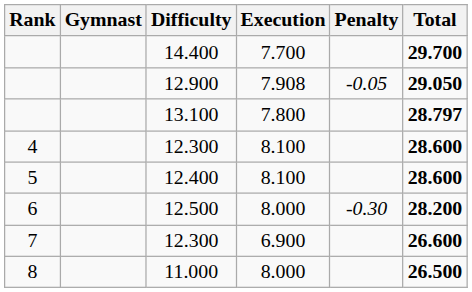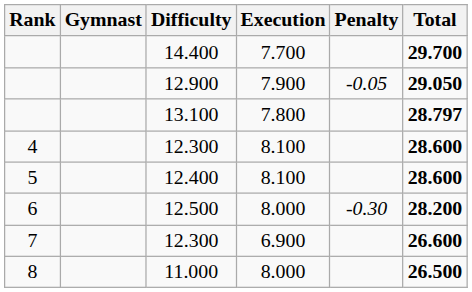(283, 83) 7.908 -> (283, 83) 7.900
